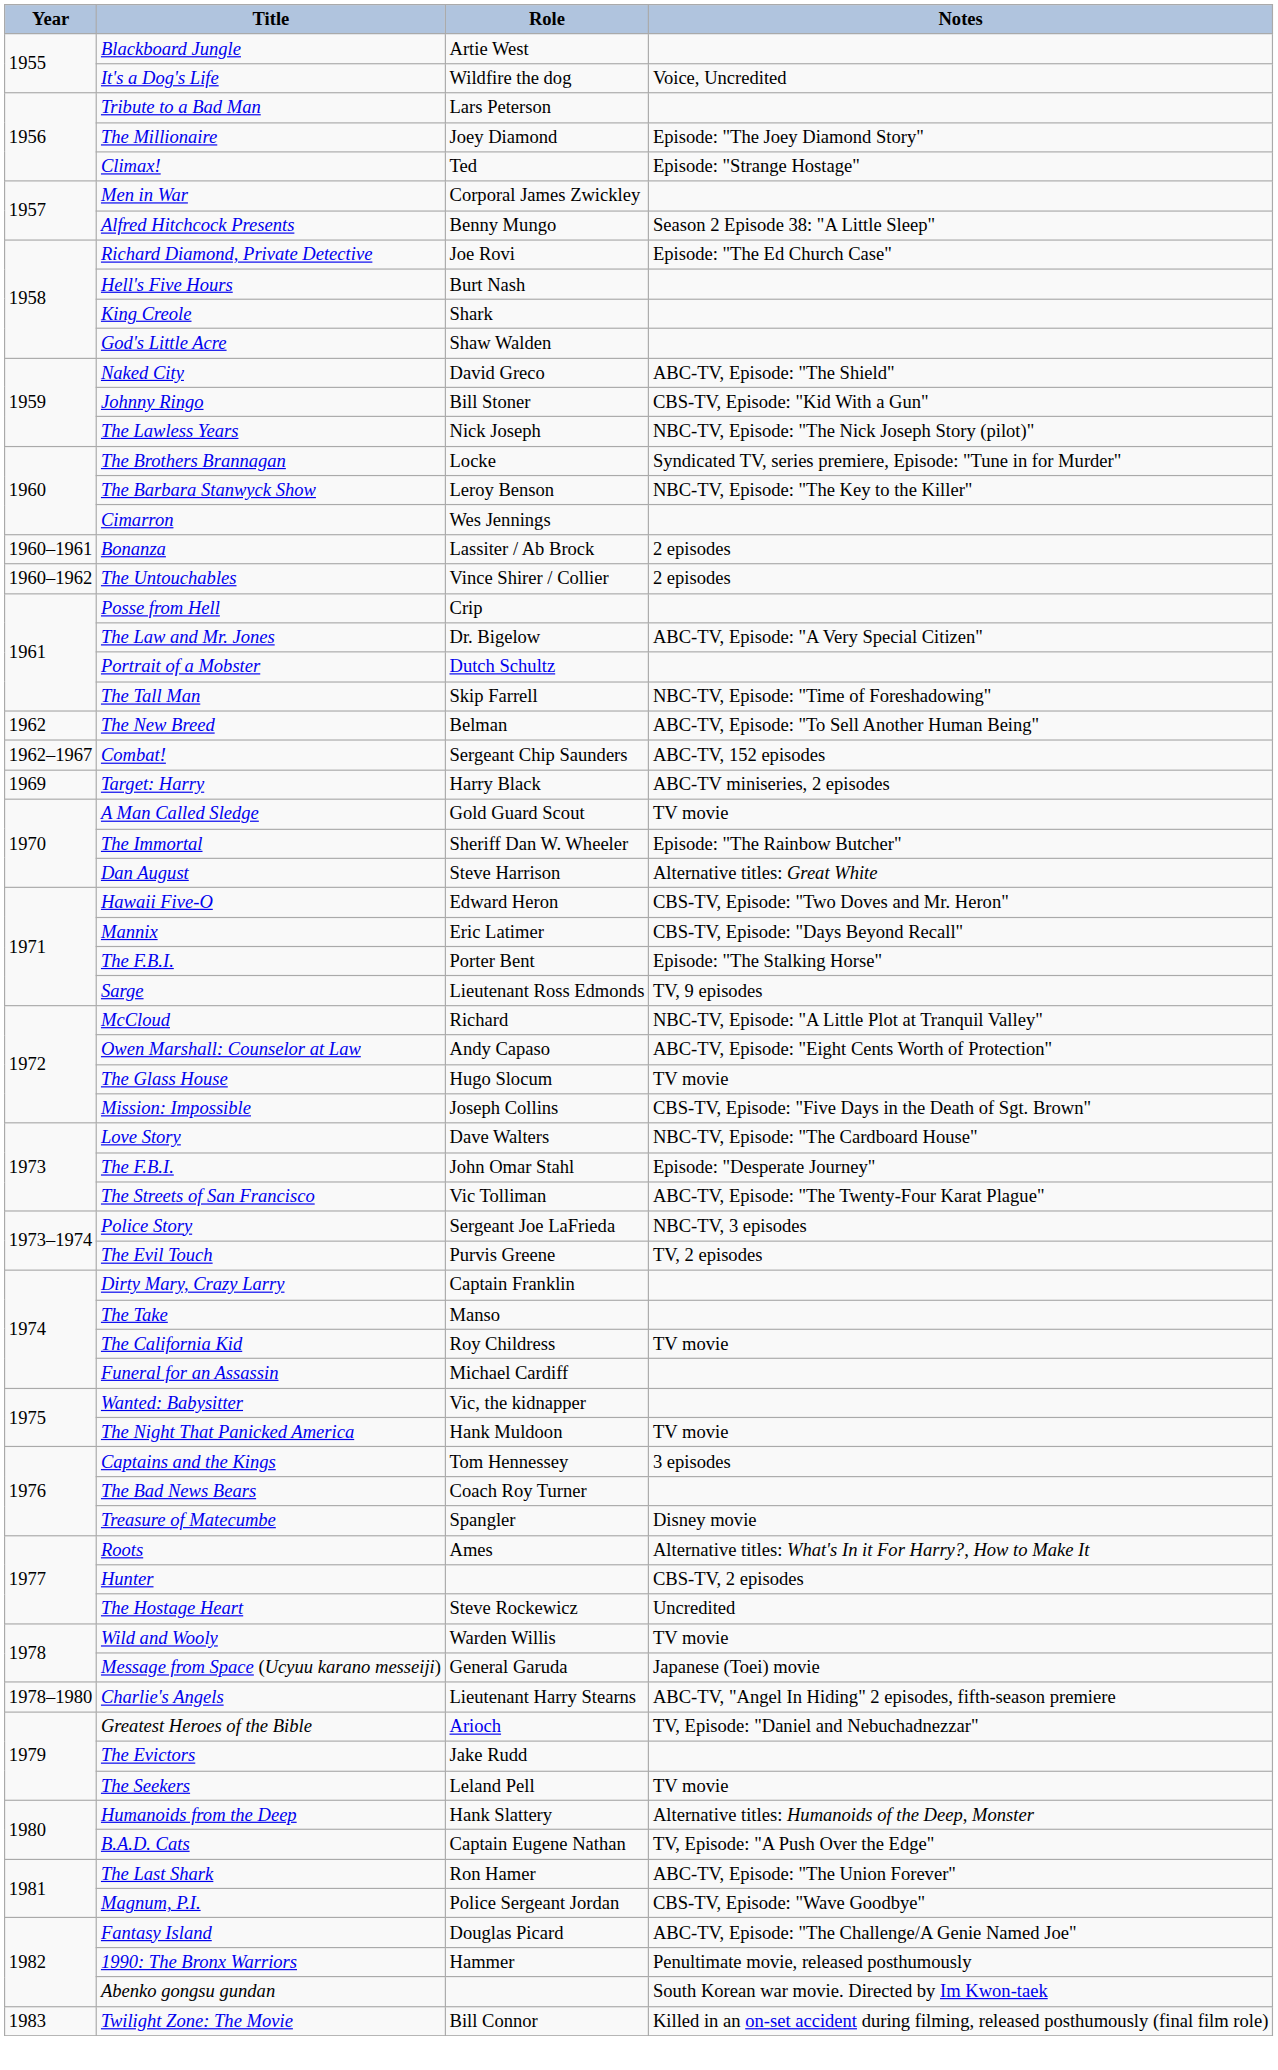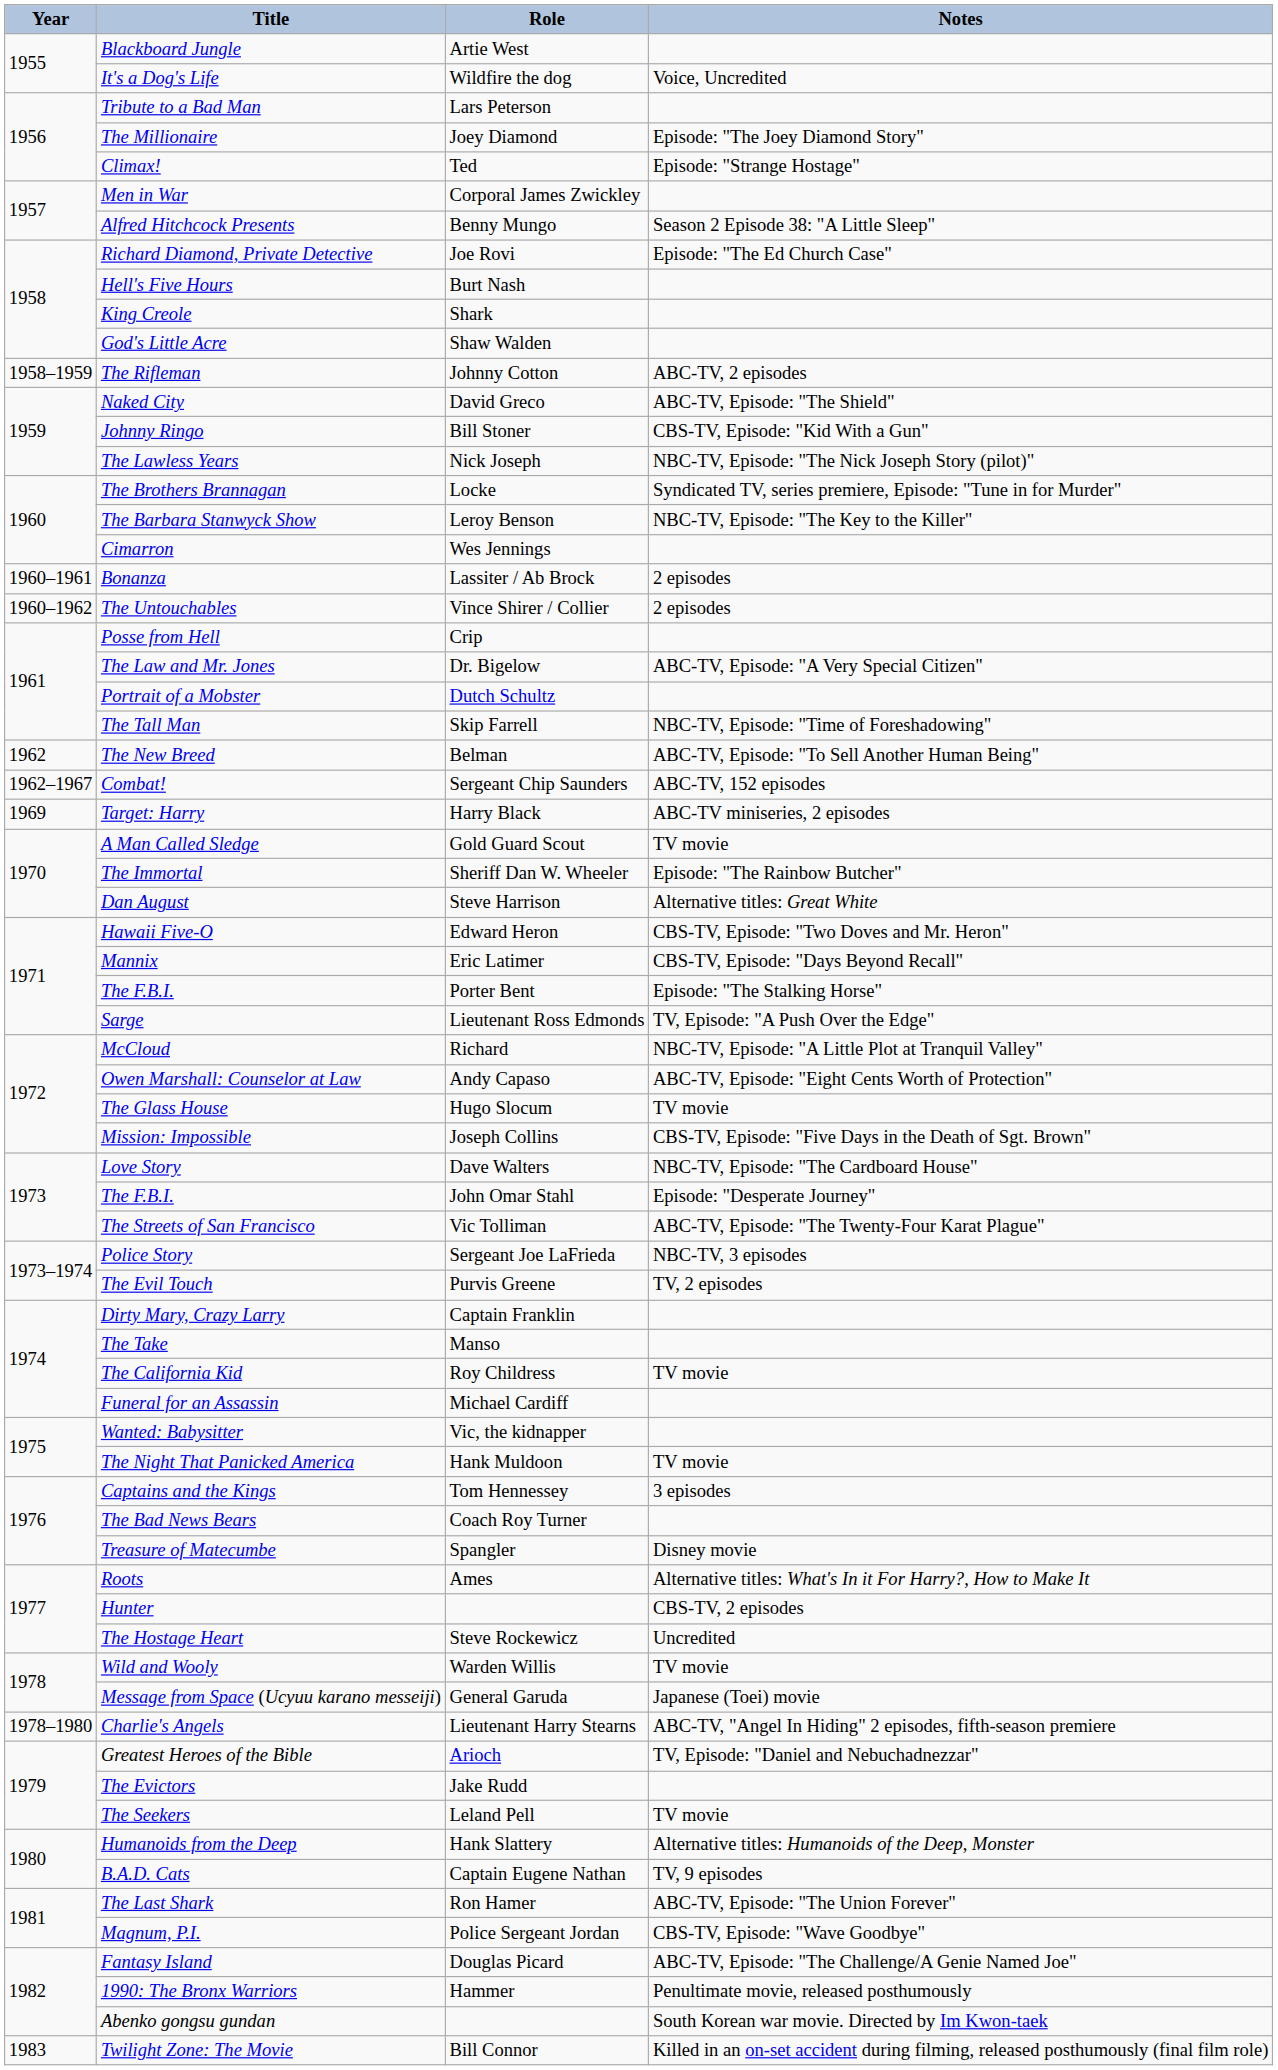+ row: (151, 372)
(708, 990) TV, 9 episodes -> (794, 1020) TV, Episode: "A Push Over the Edge"
(794, 1844) TV, Episode: "A Push Over the Edge" -> (708, 1873) TV, 9 episodes
